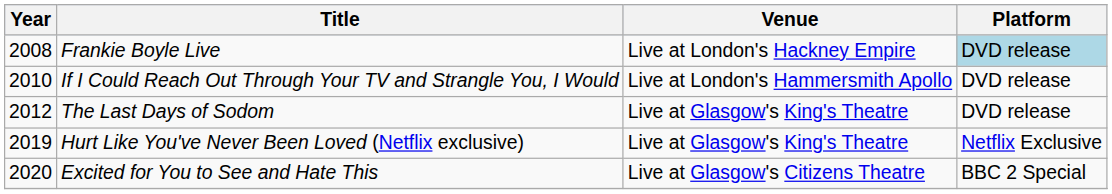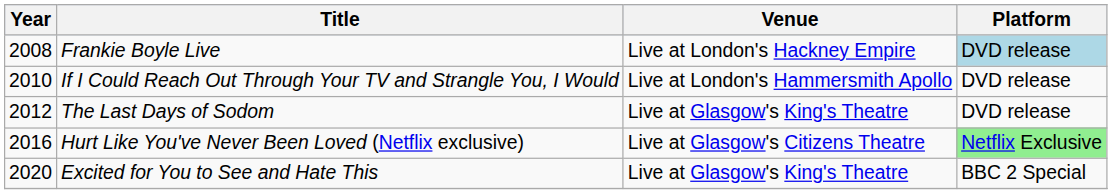(31, 142) 2019 -> (31, 142) 2016
(768, 142) Live at Glasgow's King's Theatre -> (776, 142) Live at Glasgow's Citizens Theatre
(1032, 142) no background -> (1032, 142) lightgreen background
(776, 173) Live at Glasgow's Citizens Theatre -> (768, 173) Live at Glasgow's King's Theatre
